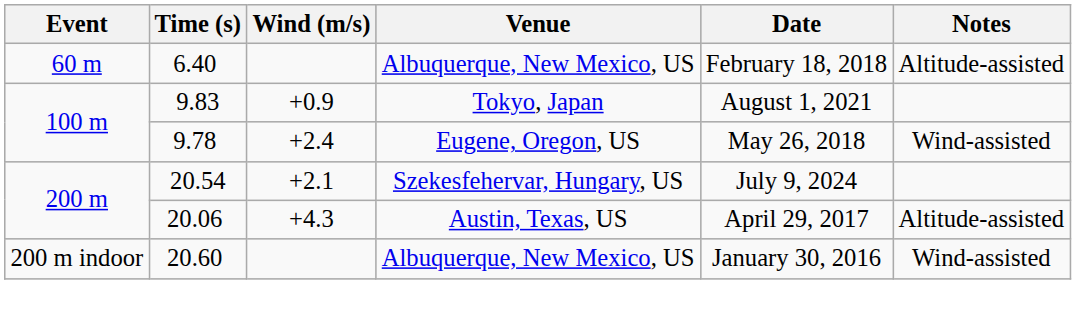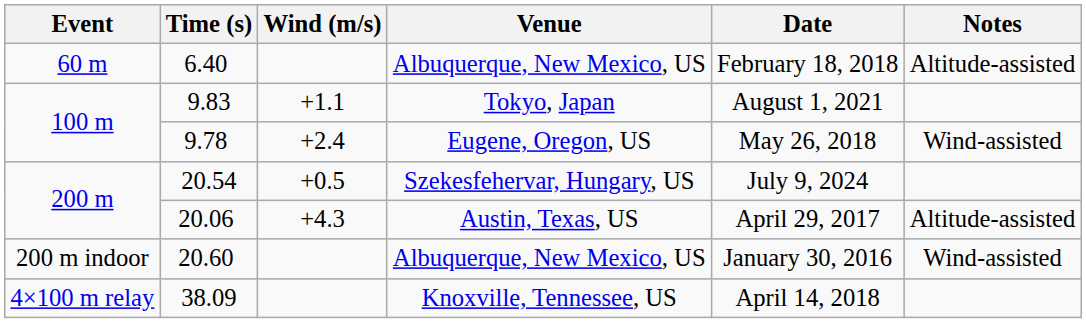(311, 102) +0.9 -> (323, 102) +1.1
(311, 180) +2.1 -> (323, 180) +0.5
+ row: (209, 297)
